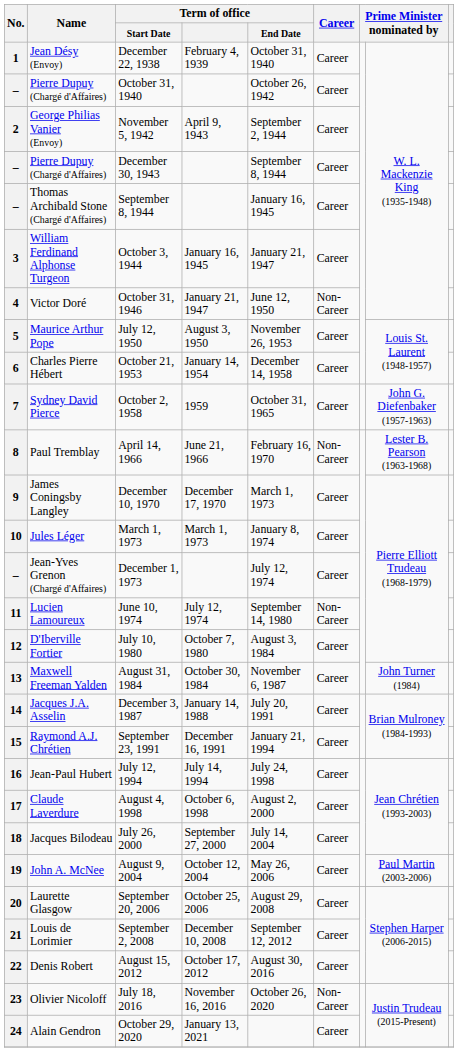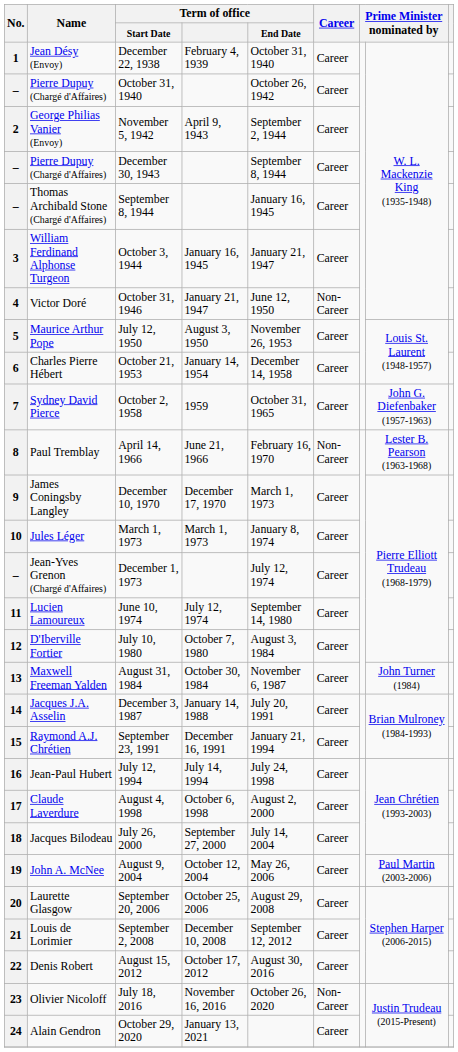(332, 614) Non-Career -> (332, 614) Career
